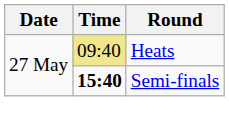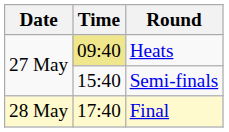(99, 80) bold -> (99, 80) normal
+ row: (149, 111)
